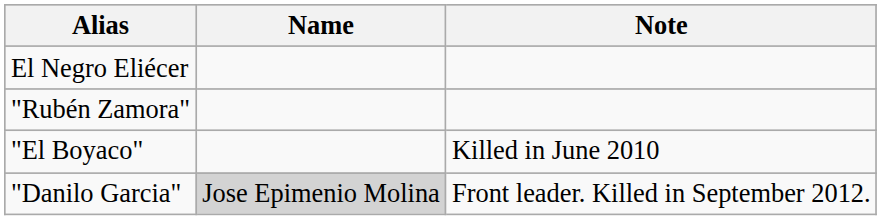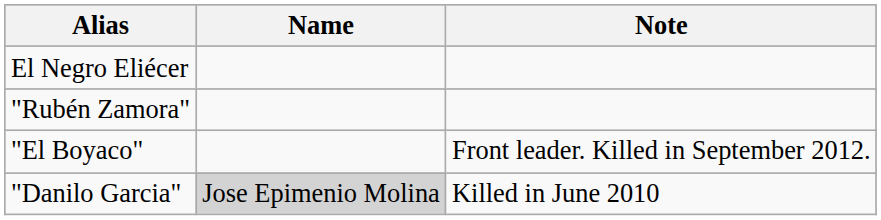(556, 151) Killed in June 2010 -> (661, 151) Front leader. Killed in September 2012.
(661, 192) Front leader. Killed in September 2012. -> (556, 192) Killed in June 2010
